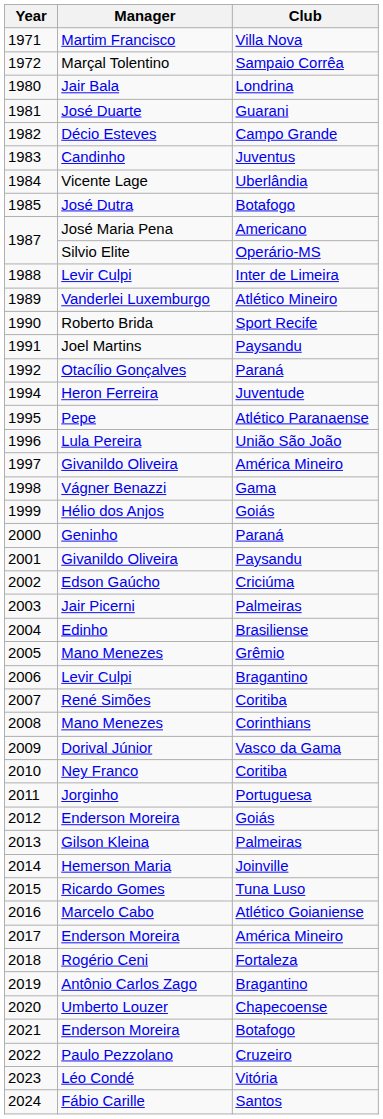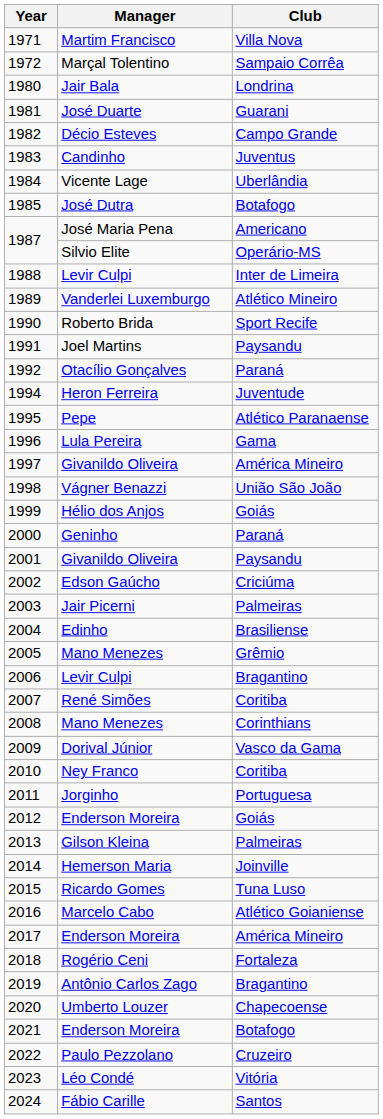(288, 441) União São João -> (256, 441) Gama
(256, 488) Gama -> (288, 488) União São João
